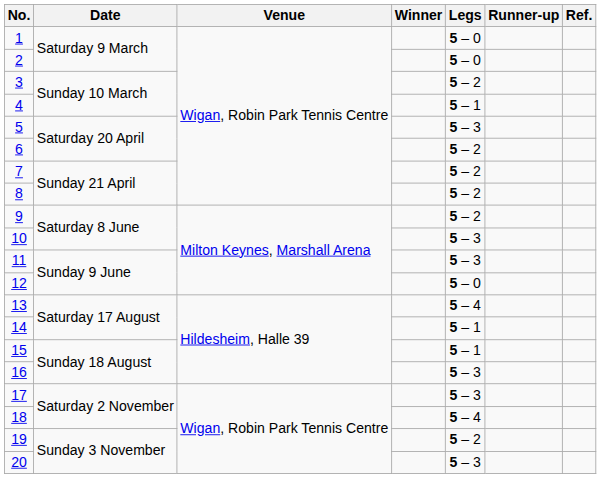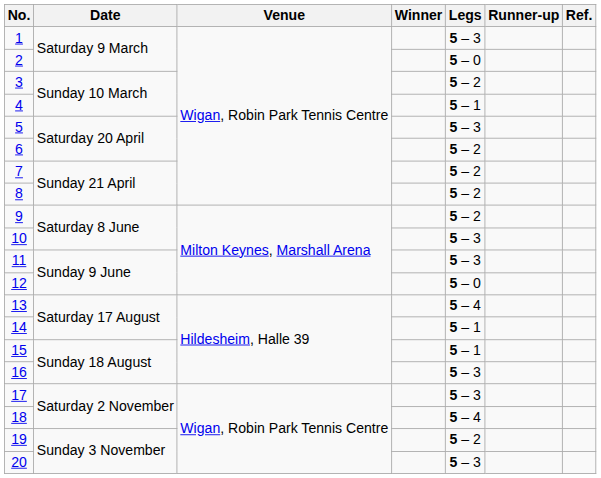(465, 37) 5 – 0 -> (465, 37) 5 – 3
